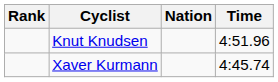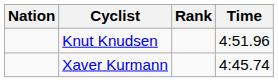columns swapped: (27, 16) <-> (188, 16)
